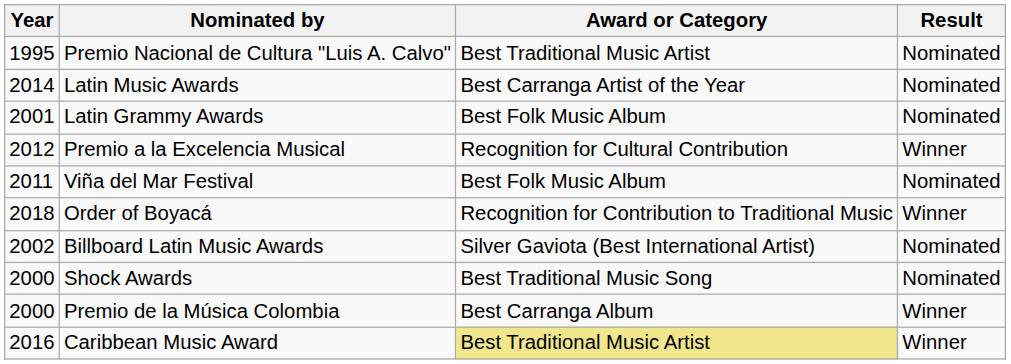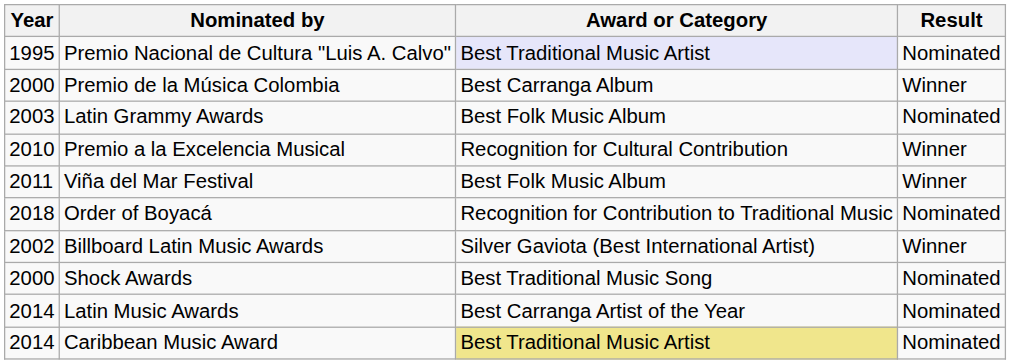(585, 52) no background -> (585, 52) lavender background
rows swapped: (202, 310) <-> (151, 85)
(32, 117) 2001 -> (32, 117) 2003
(32, 149) 2012 -> (32, 149) 2010
(951, 181) Nominated -> (935, 181) Winner
(935, 213) Winner -> (951, 213) Nominated
(951, 246) Nominated -> (935, 246) Winner
(32, 342) 2016 -> (32, 342) 2014
(935, 342) Winner -> (951, 342) Nominated
